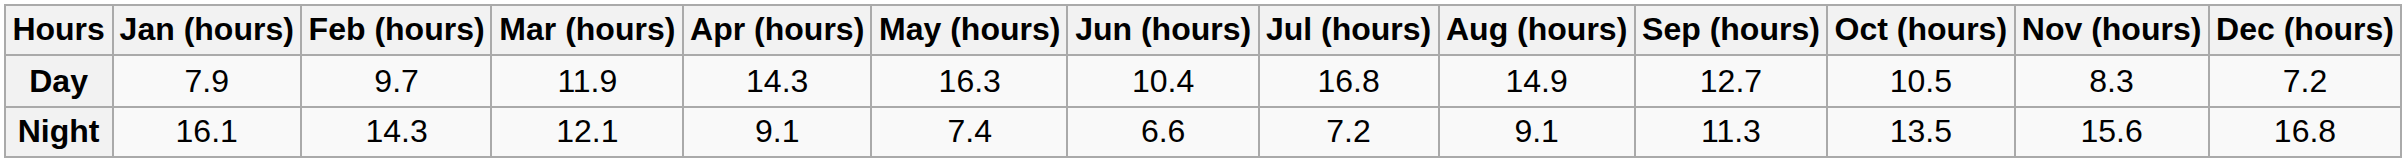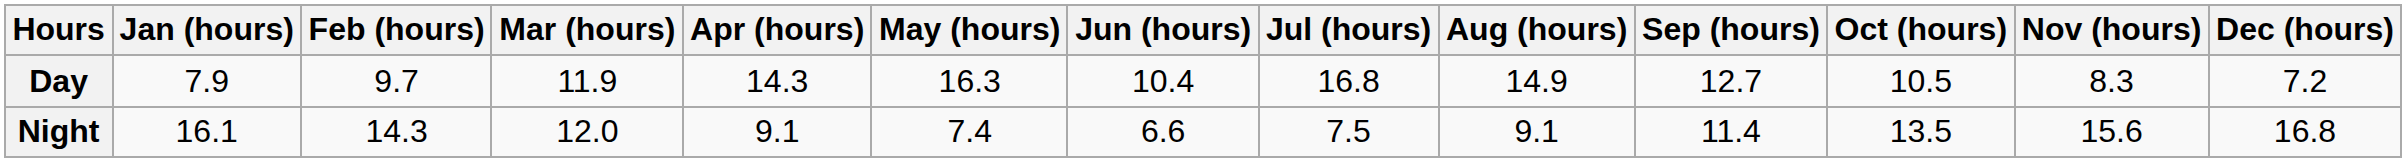(587, 131) 12.1 -> (587, 131) 12.0
(1349, 131) 7.2 -> (1349, 131) 7.5
(1731, 131) 11.3 -> (1731, 131) 11.4
